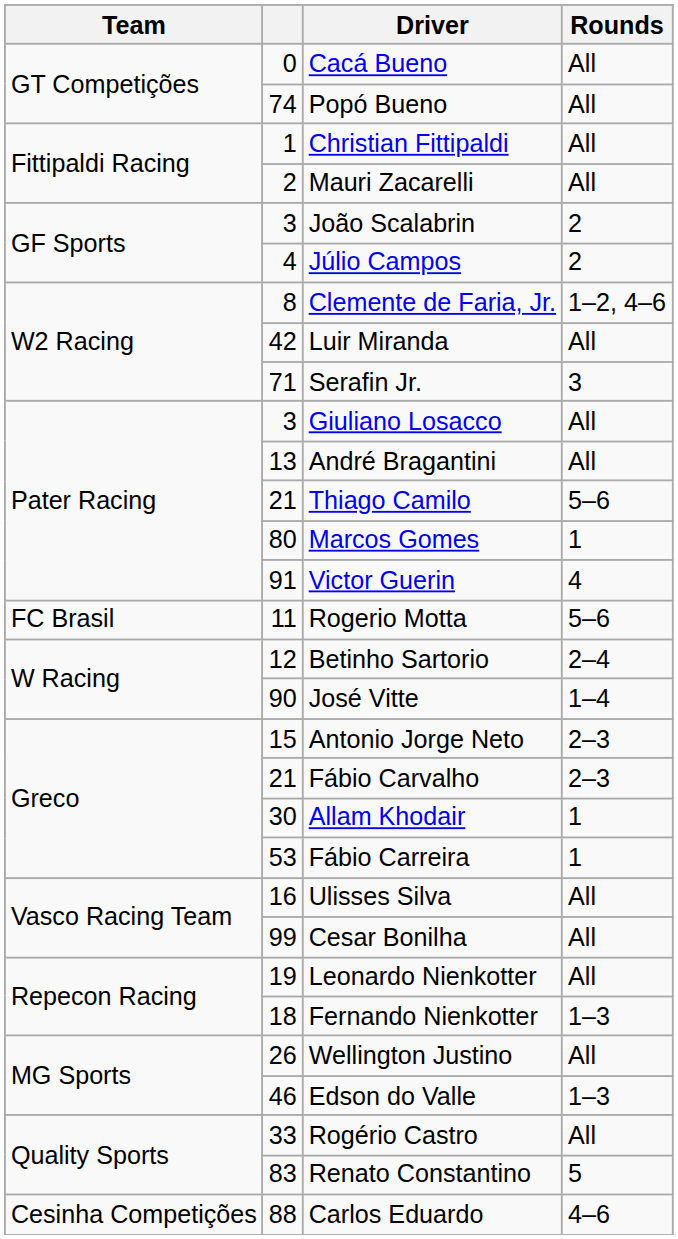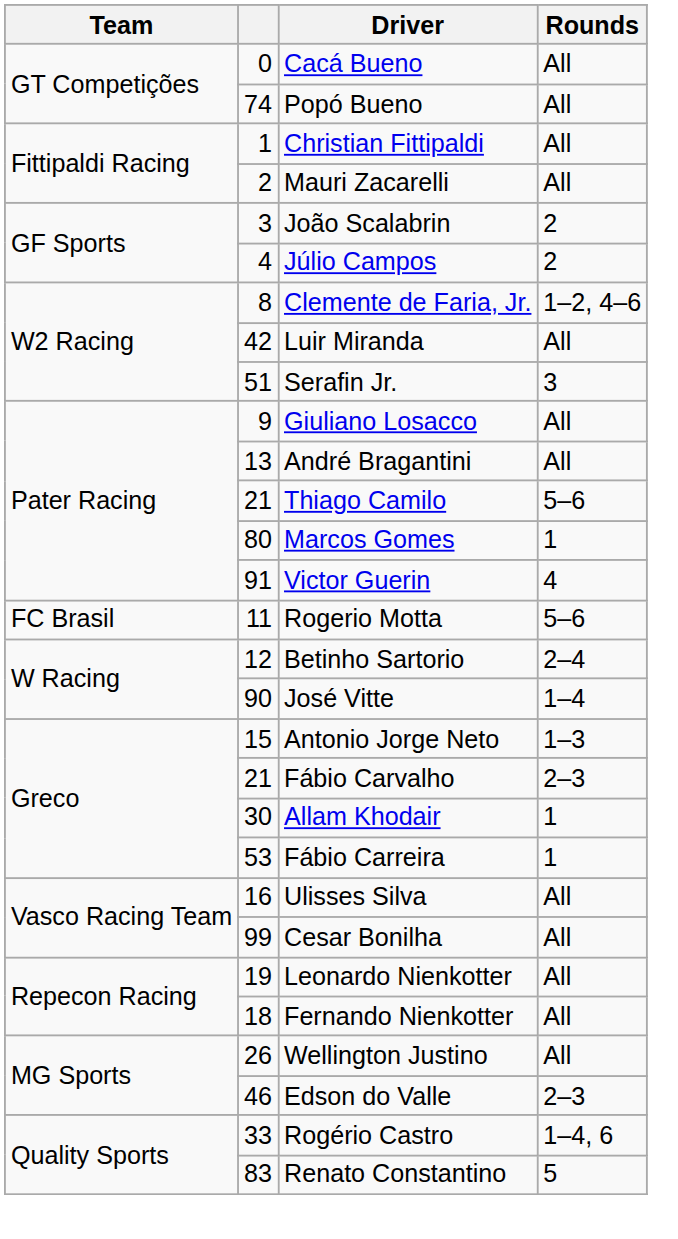(283, 381) 71 -> (258, 381) 51
(290, 421) 3 -> (265, 421) 9
(589, 738) 2–3 -> (564, 738) 1–3
(589, 1016) 1–3 -> (557, 1016) All
(589, 1095) 1–3 -> (564, 1095) 2–3
(582, 1135) All -> (578, 1135) 1–4, 6
- row: (396, 1214)
